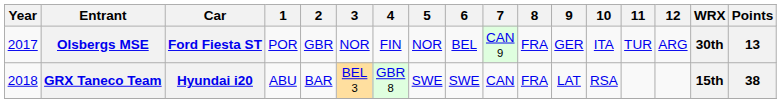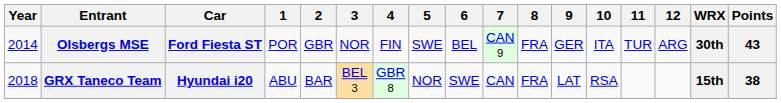(23, 44) 2017 -> (23, 44) 2014
(427, 44) NOR -> (427, 44) SWE
(753, 44) 13 -> (753, 44) 43
(427, 81) SWE -> (427, 81) NOR
